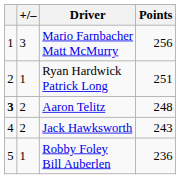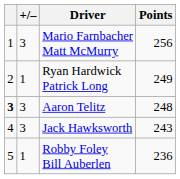(163, 79) 251 -> (163, 79) 249
(23, 107) 2 -> (23, 107) 3
(23, 128) 2 -> (23, 128) 3
